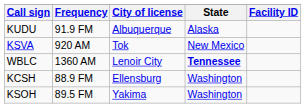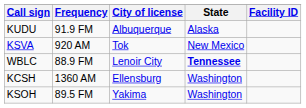(75, 62) 1360 AM -> (74, 62) 88.9 FM
(74, 78) 88.9 FM -> (75, 78) 1360 AM
